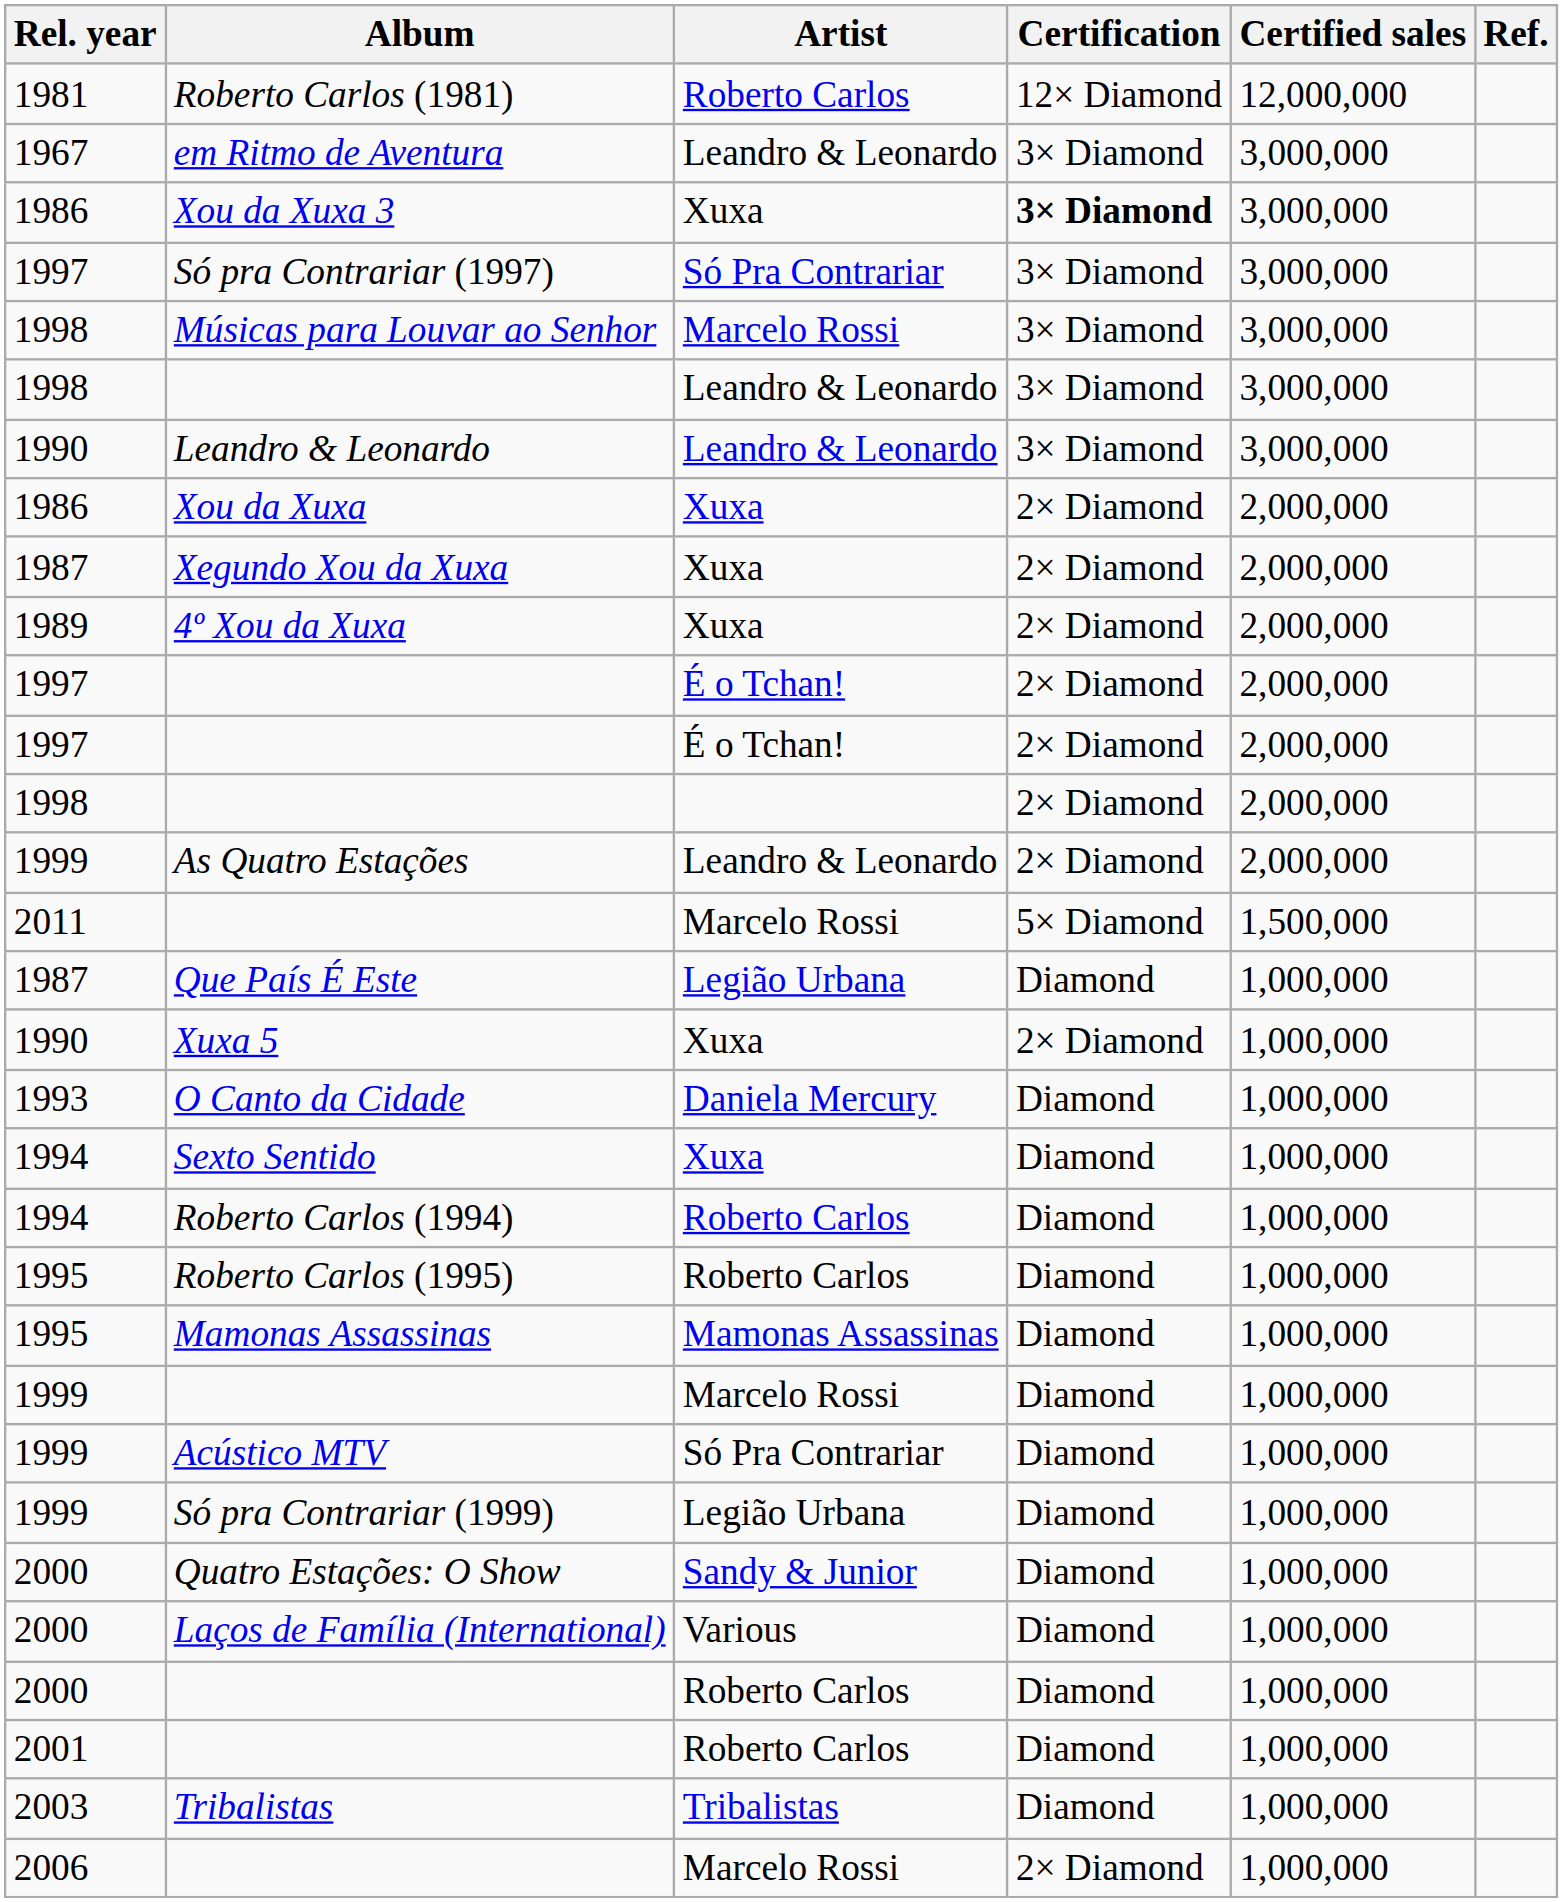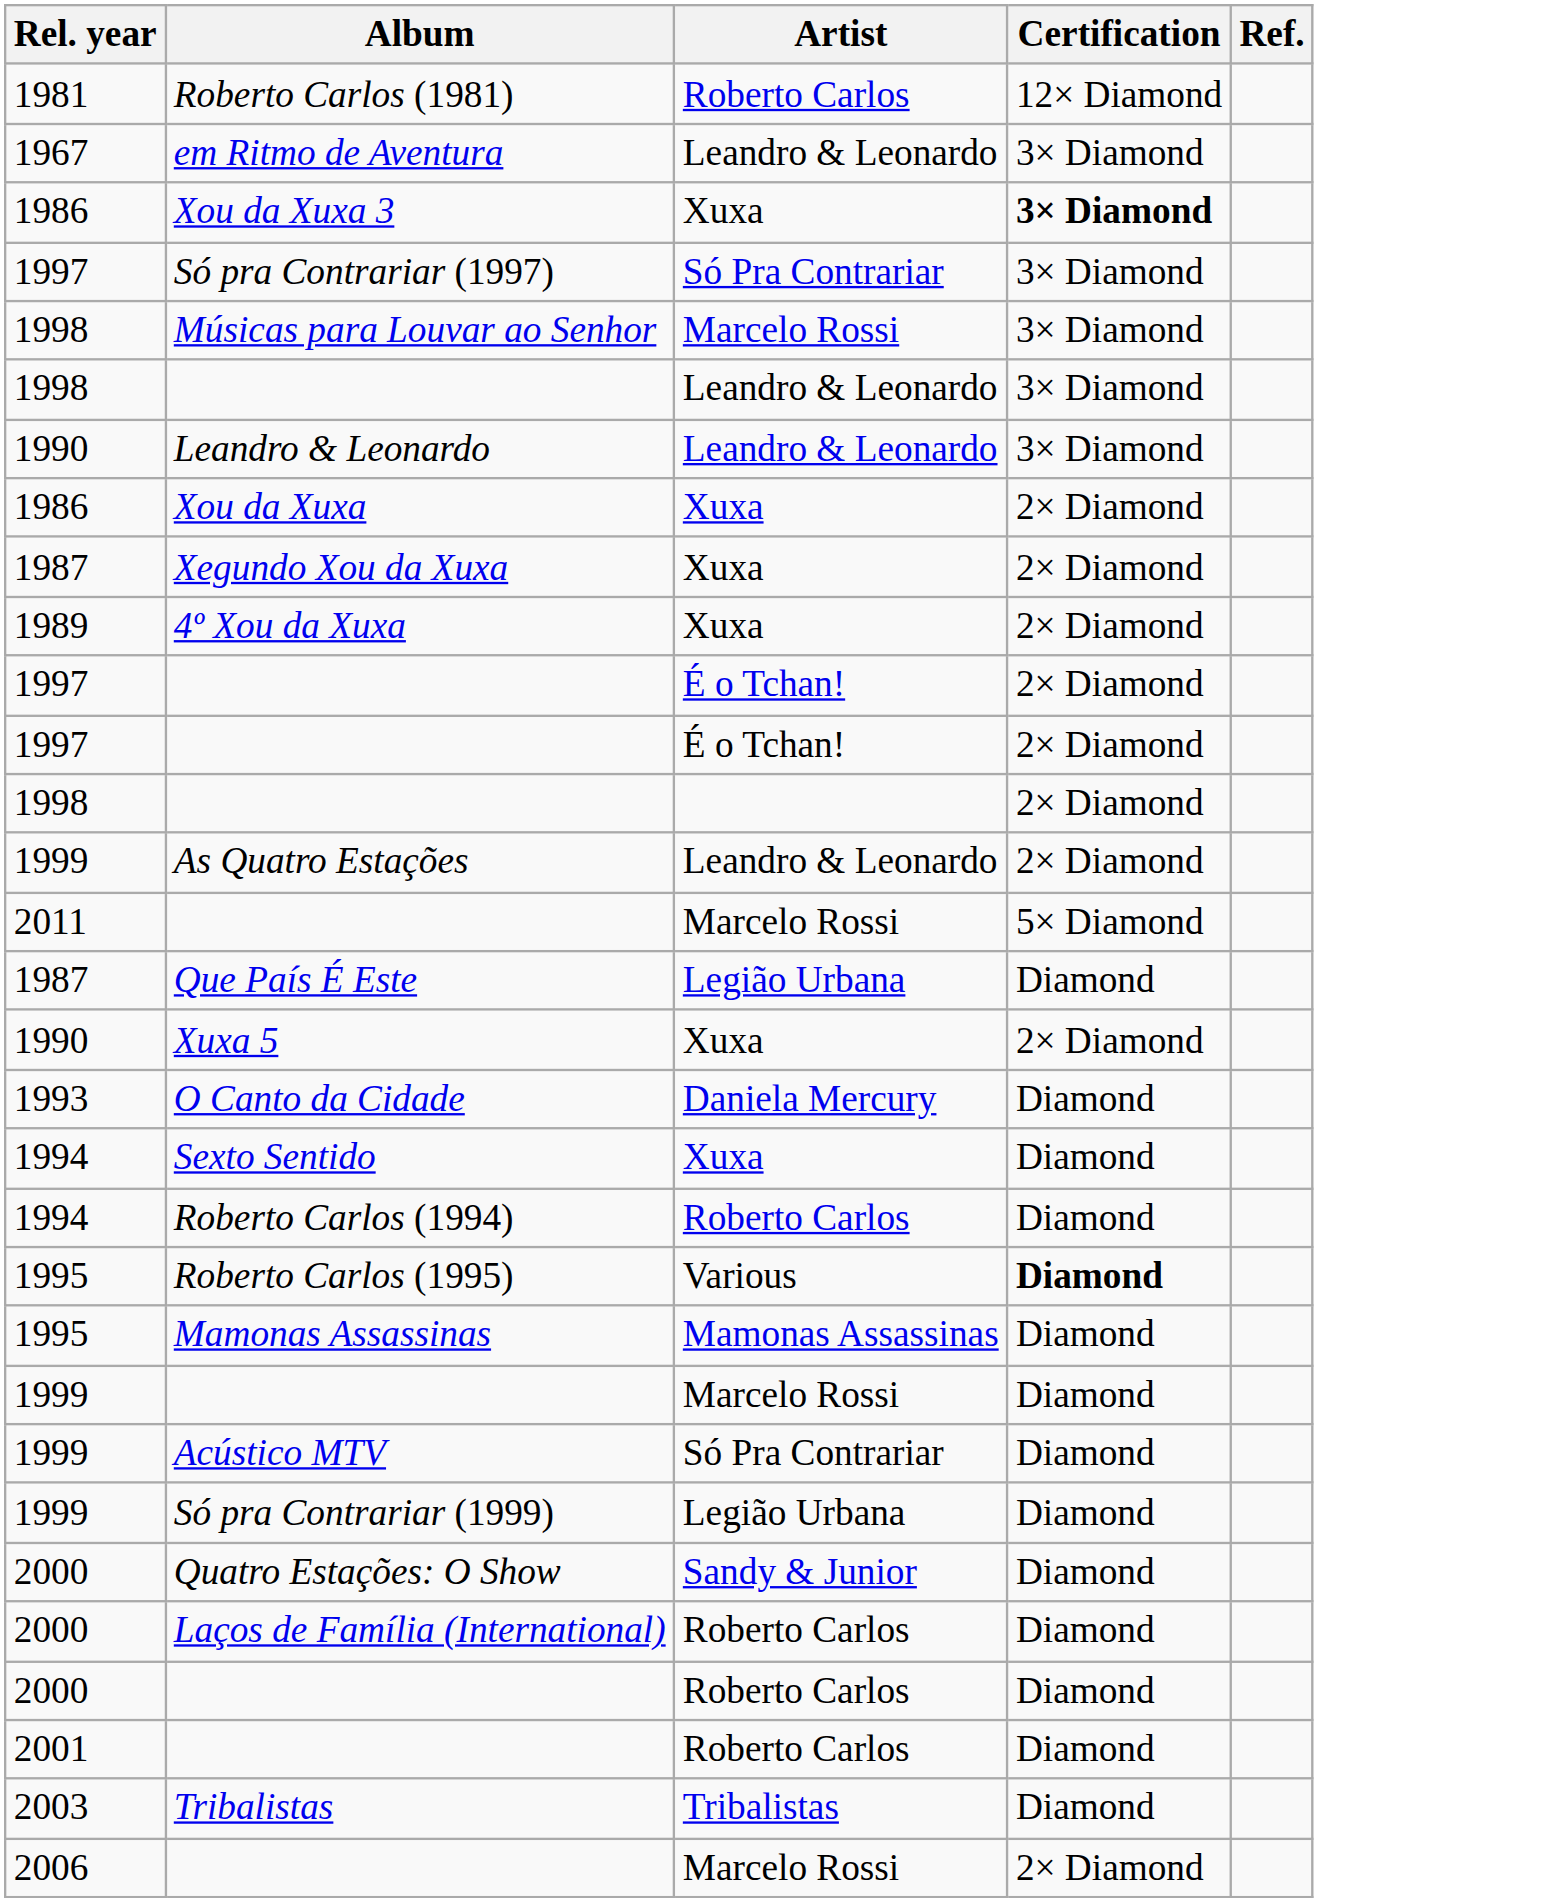- column: (1353, 34)
(796, 1275) Roberto Carlos -> (740, 1275) Various
(1085, 1275) normal -> (1089, 1275) bold
(740, 1630) Various -> (796, 1630) Roberto Carlos
